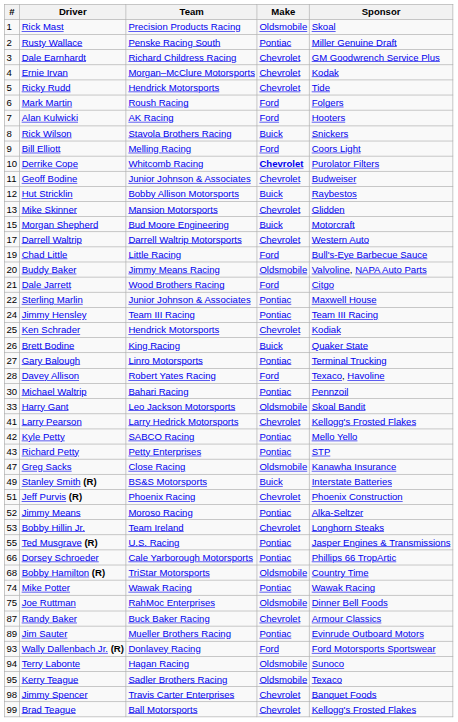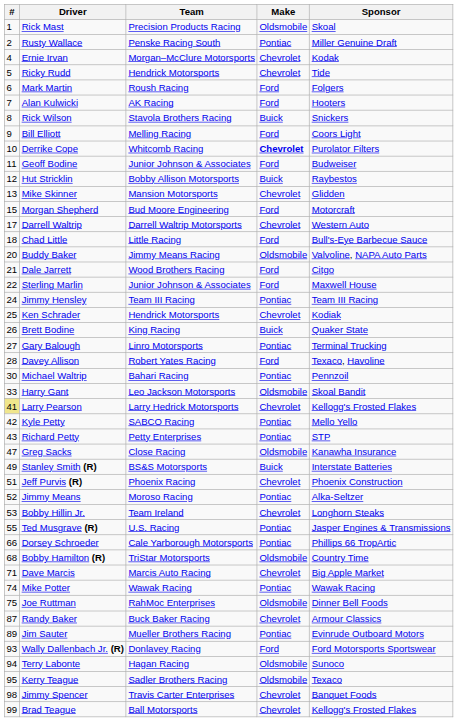- row: (54, 58)
(280, 179) Chevrolet -> (269, 164) Ford
(271, 224) Buick -> (269, 209) Ford
(12, 255) 19 -> (12, 239) 18
(275, 300) Pontiac -> (269, 285) Ford
(12, 421) no background -> (12, 406) khaki background
+ row: (48, 573)
